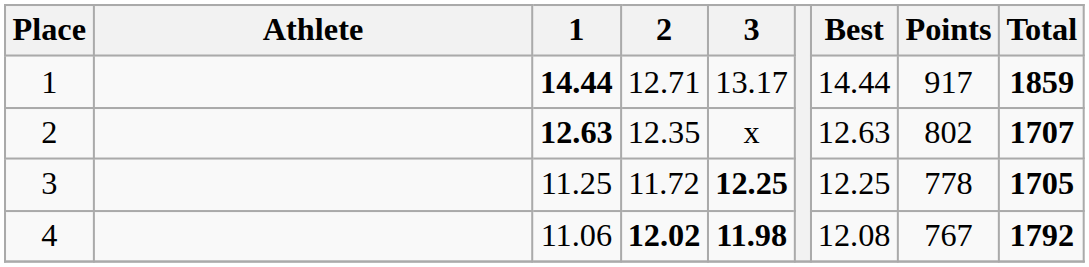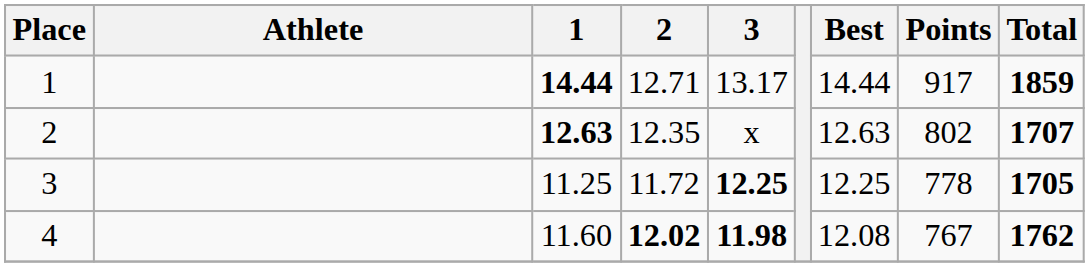(576, 235) 11.06 -> (576, 235) 11.60
(1042, 235) 1792 -> (1042, 235) 1762
